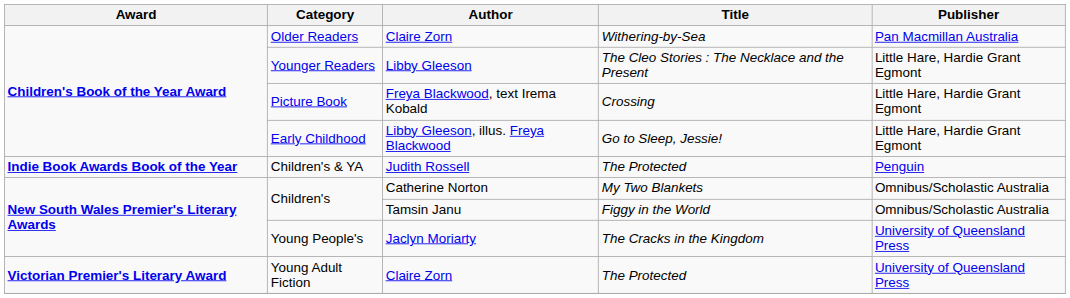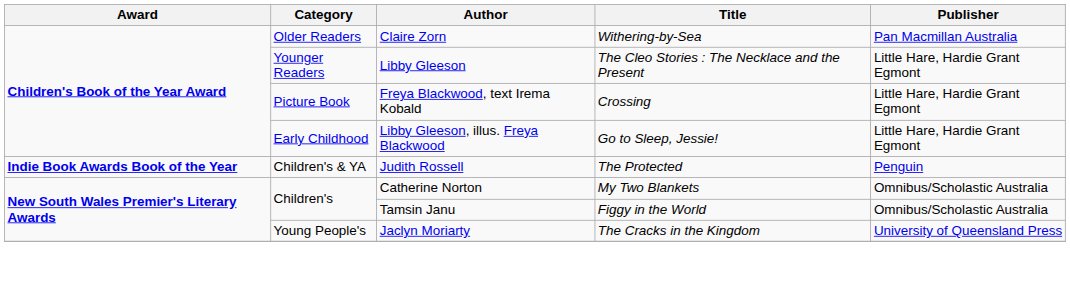- row: (306, 275)
